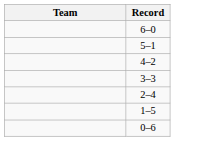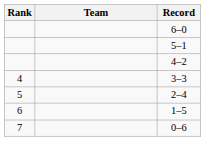+ column: (20, 12)
